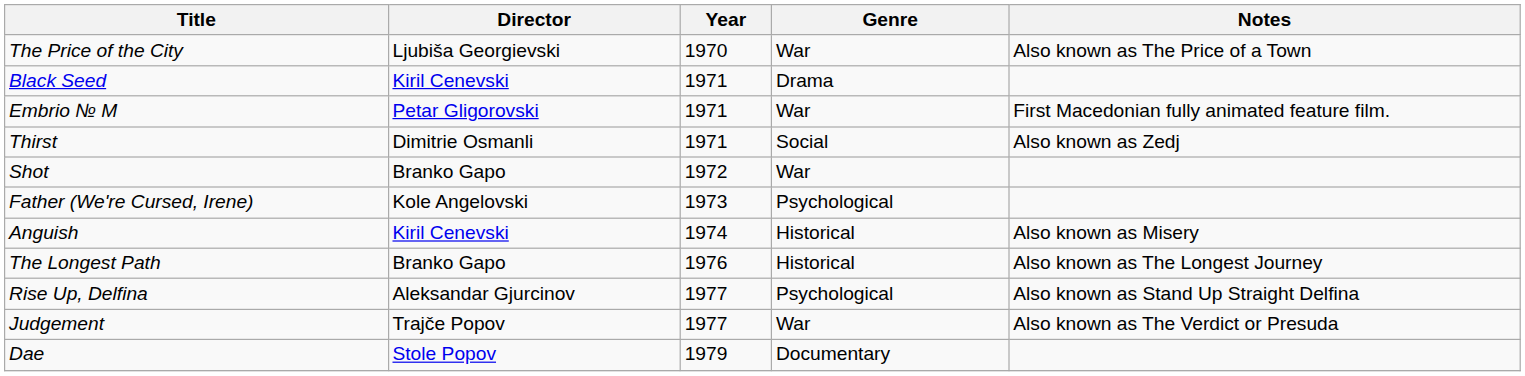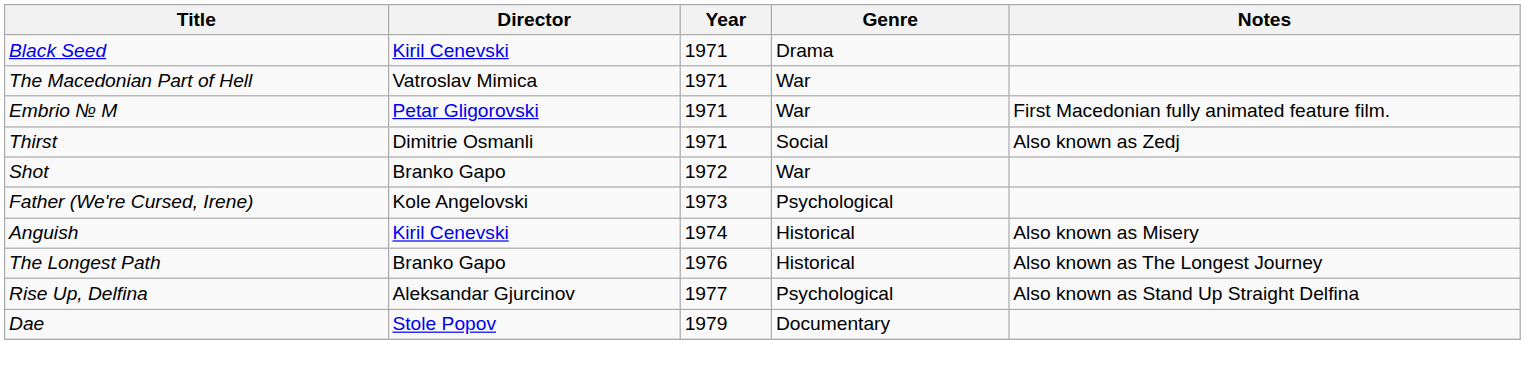- row: (96, 50)
+ row: (131, 80)
- row: (57, 324)
